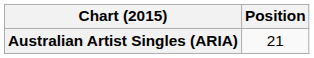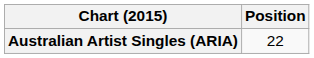(275, 41) 21 -> (275, 41) 22
